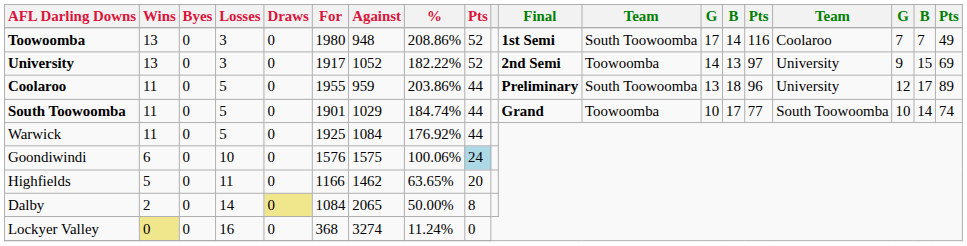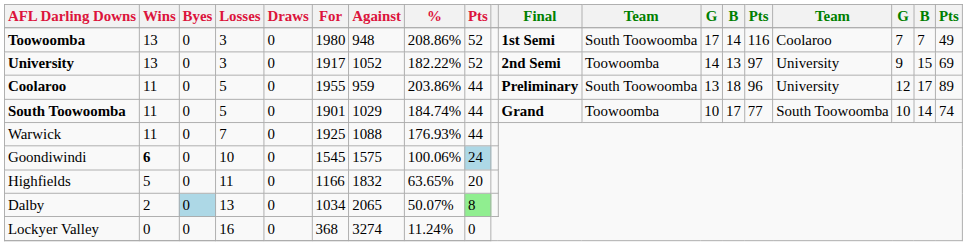(223, 134) 5 -> (223, 134) 7
(367, 134) 1084 -> (367, 134) 1088
(434, 134) 176.92% -> (434, 134) 176.93%
(147, 157) normal -> (147, 157) bold
(330, 157) 1576 -> (330, 157) 1545
(367, 181) 1462 -> (367, 181) 1832
(186, 205) no background -> (186, 205) lightblue background
(227, 205) 14 -> (227, 205) 13
(271, 205) khaki background -> (271, 205) no background
(330, 205) 1084 -> (330, 205) 1034
(431, 205) 50.00% -> (431, 205) 50.07%
(472, 205) no background -> (472, 205) lightgreen background
(147, 228) khaki background -> (147, 228) no background
